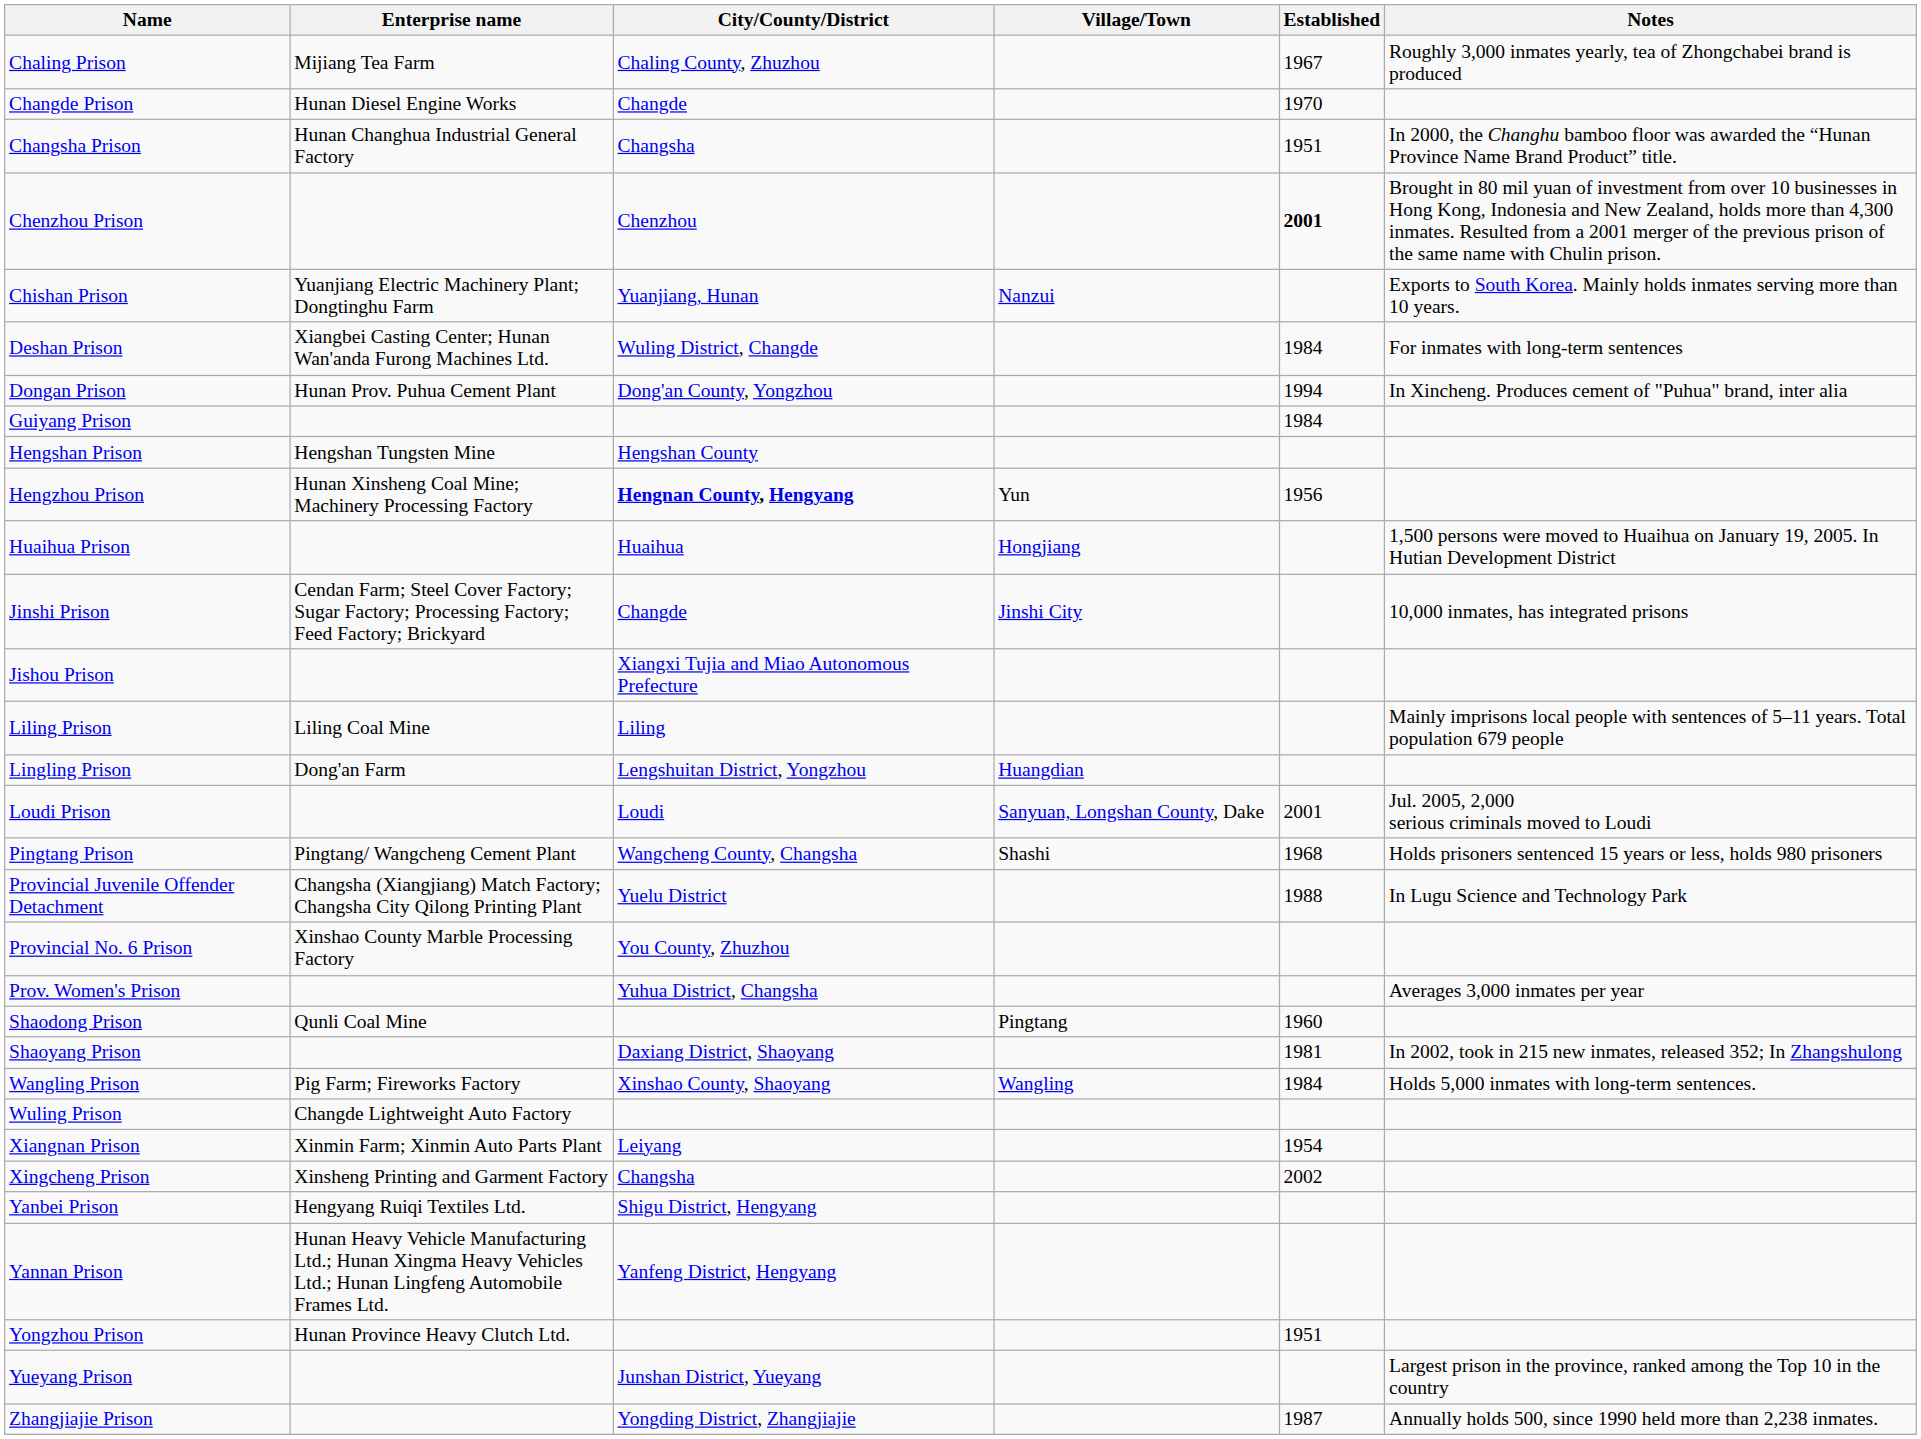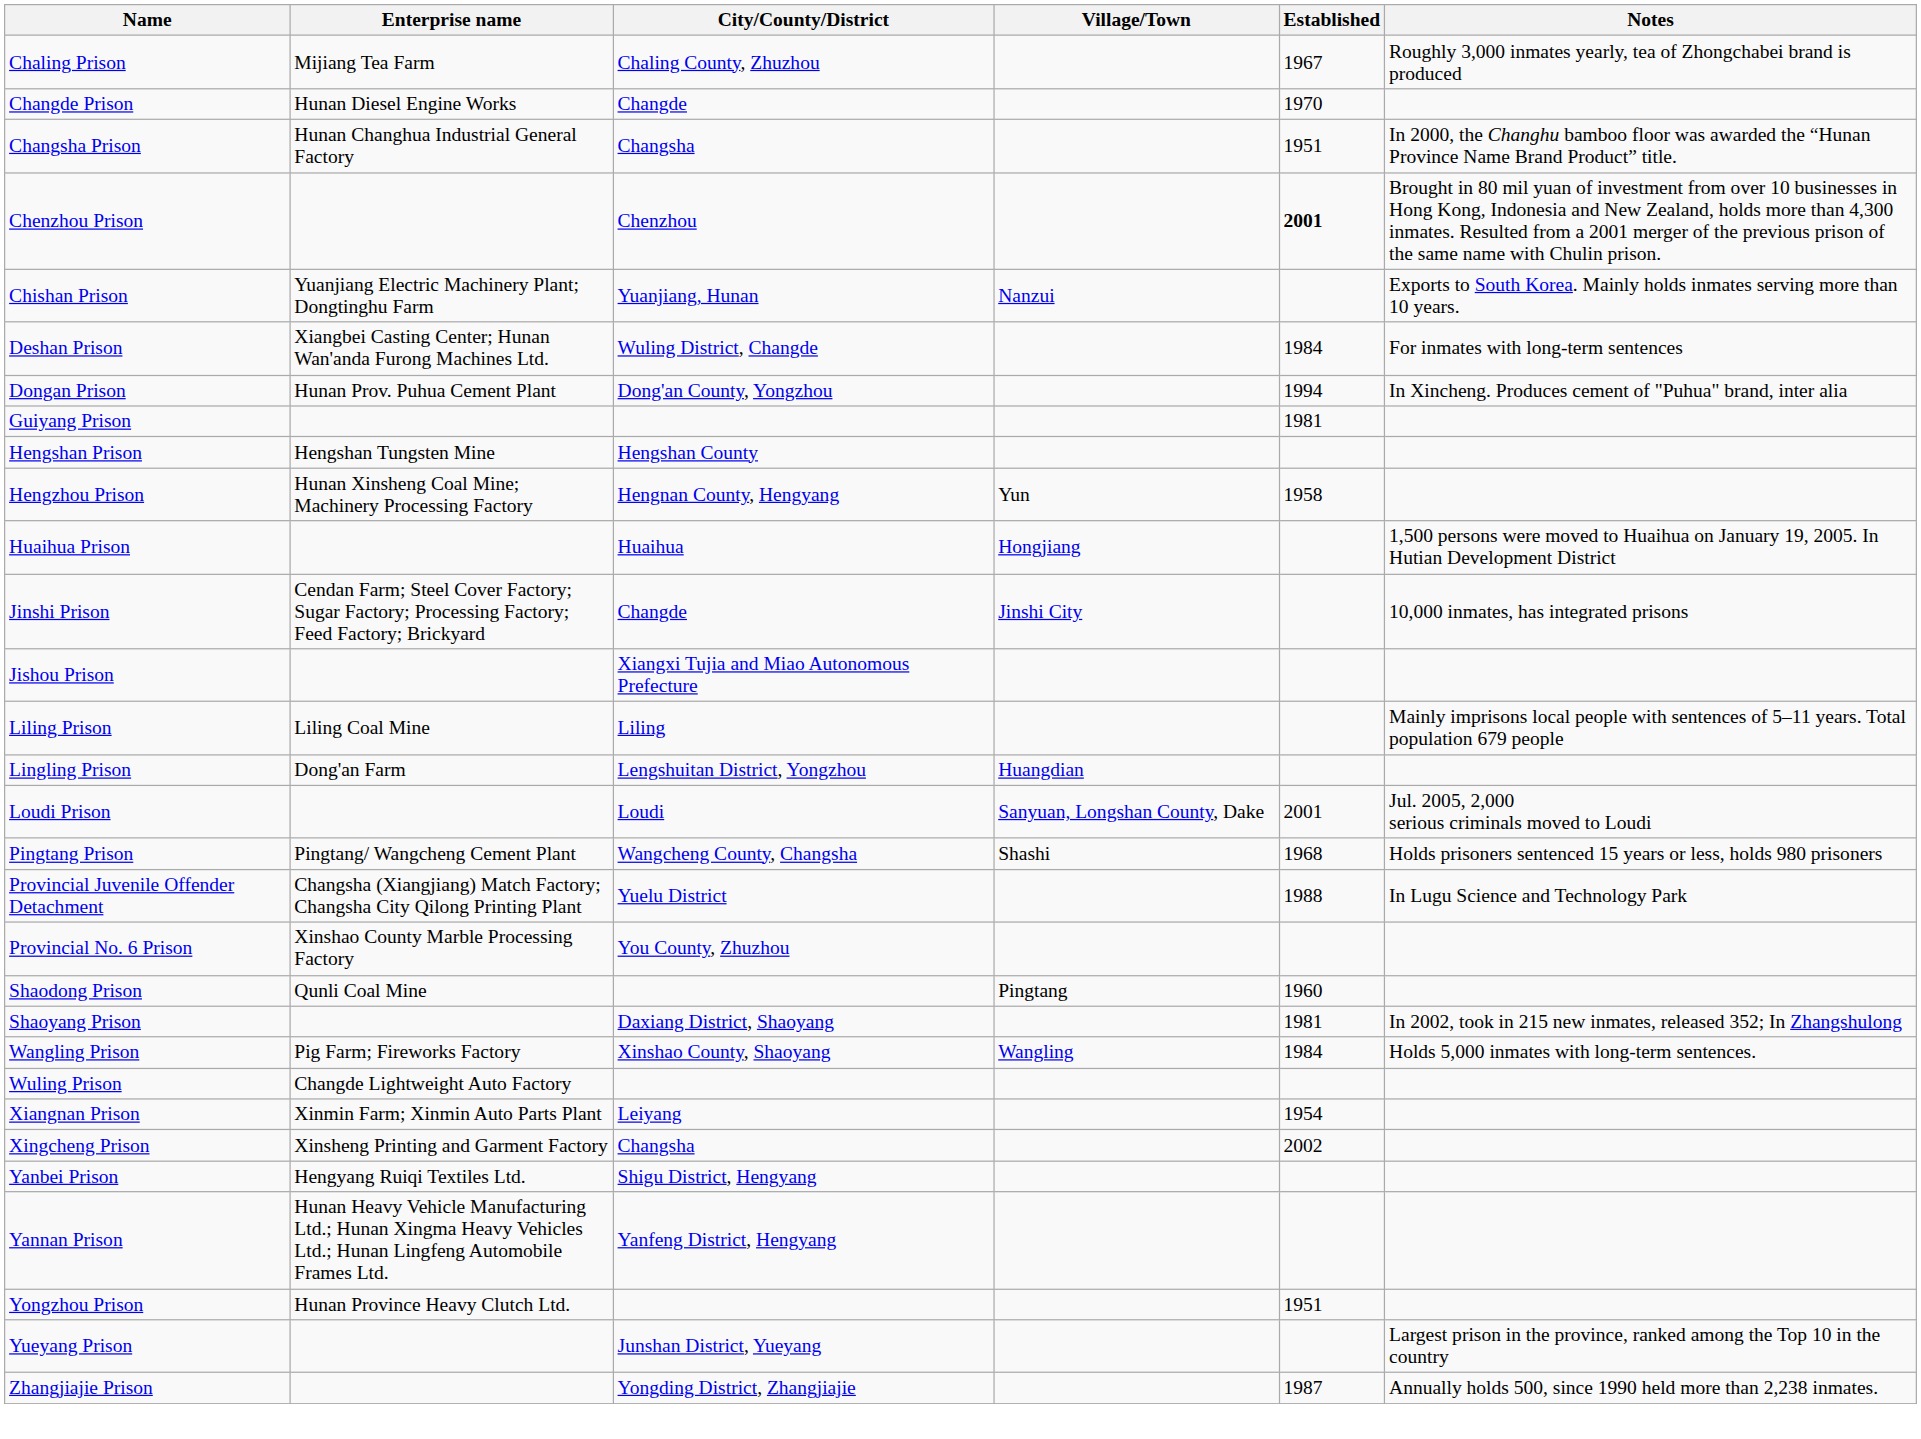(1303, 421) 1984 -> (1303, 421) 1981
(736, 494) bold -> (728, 494) normal
(1303, 494) 1956 -> (1303, 494) 1958
- row: (95, 990)
